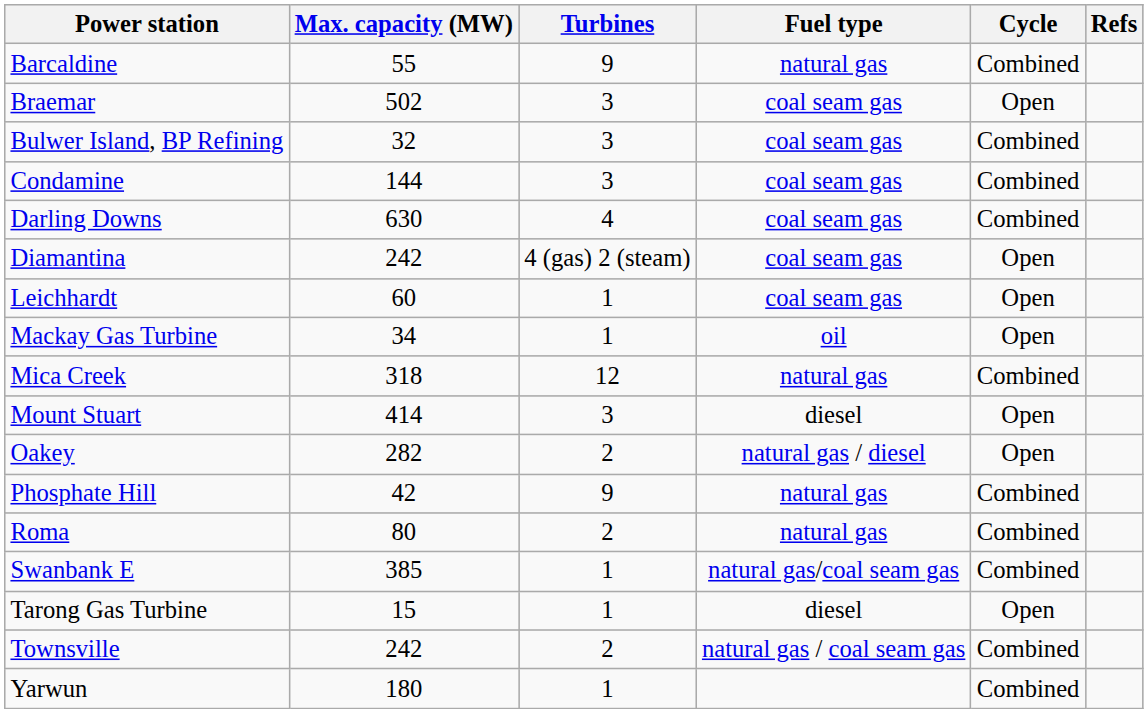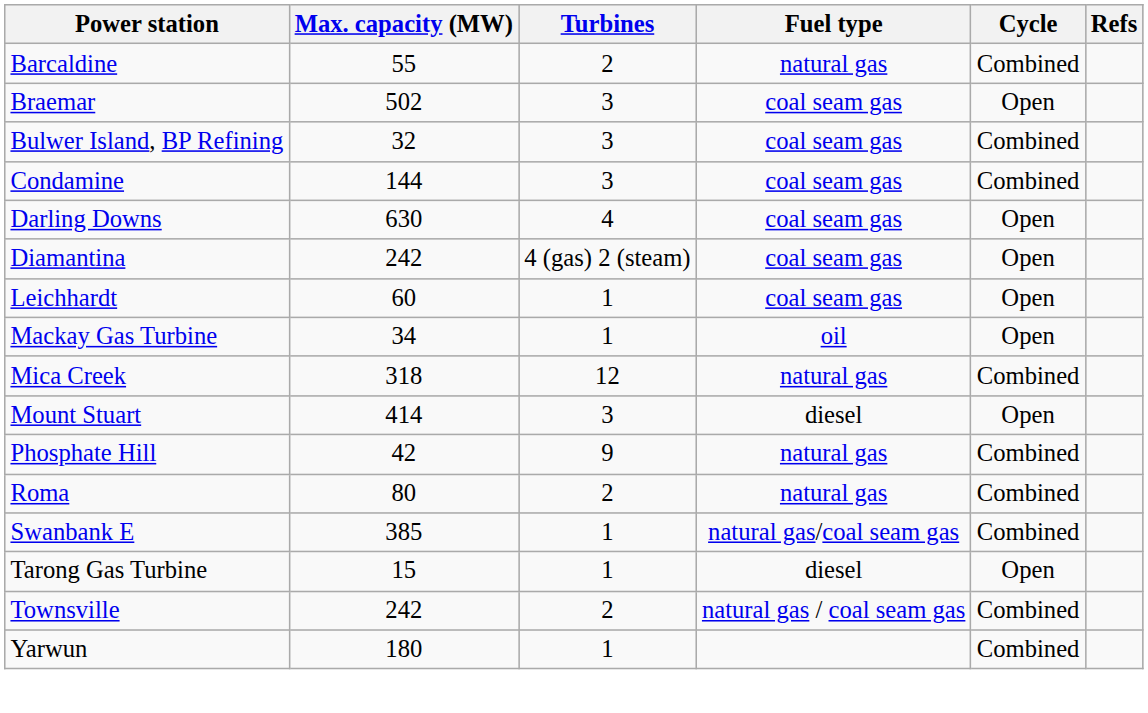(607, 63) 9 -> (607, 63) 2
(1028, 219) Combined -> (1028, 219) Open
- row: (43, 453)
